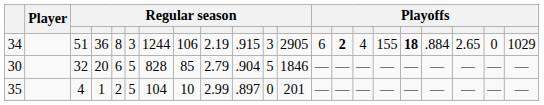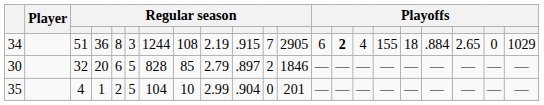(187, 44) 106 -> (187, 44) 108
(270, 44) 3 -> (270, 44) 7
(411, 44) bold -> (411, 44) normal
(248, 66) .904 -> (248, 66) .897
(270, 66) 5 -> (270, 66) 2
(248, 89) .897 -> (248, 89) .904
